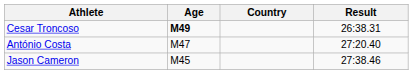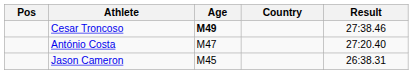+ column: (27, 12)
(361, 28) 26:38.31 -> (366, 28) 27:38.46
(361, 61) 27:38.46 -> (366, 61) 26:38.31
